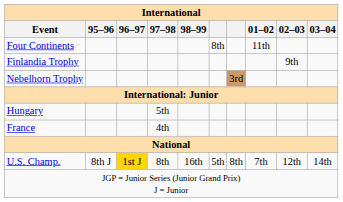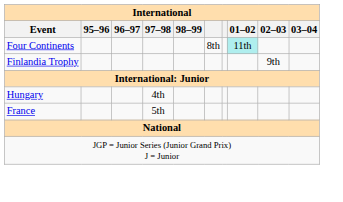(261, 45) no background -> (243, 45) paleturquoise background
- row: (45, 78)
(163, 111) 5th -> (158, 95) 4th
(163, 128) 4th -> (158, 111) 5th
- row: (34, 161)
